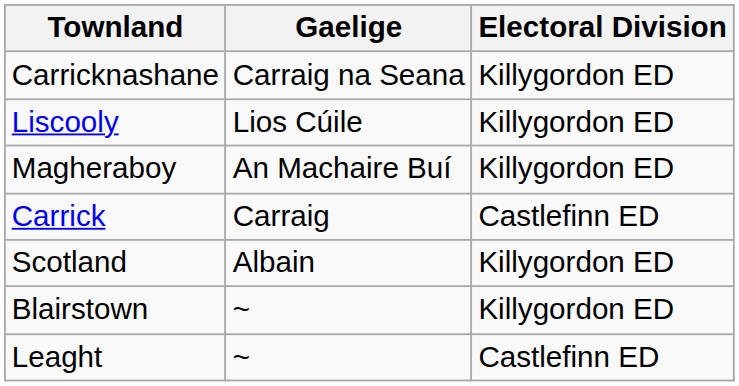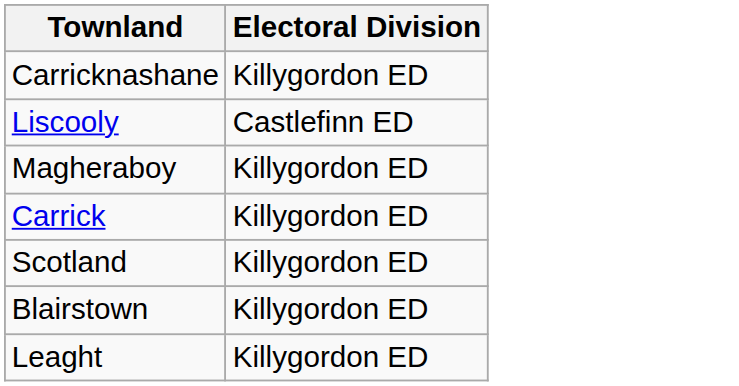- column: (349, 27)
(576, 121) Killygordon ED -> (323, 121) Castlefinn ED
(569, 215) Castlefinn ED -> (331, 215) Killygordon ED
(569, 356) Castlefinn ED -> (331, 356) Killygordon ED
